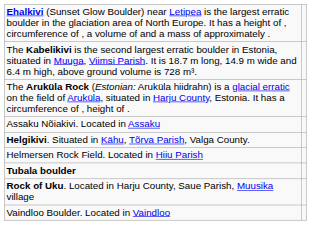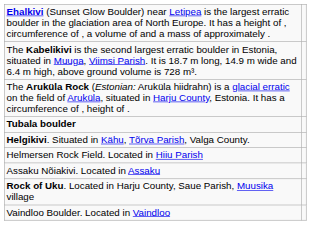rows swapped: (83, 124) <-> (41, 170)
